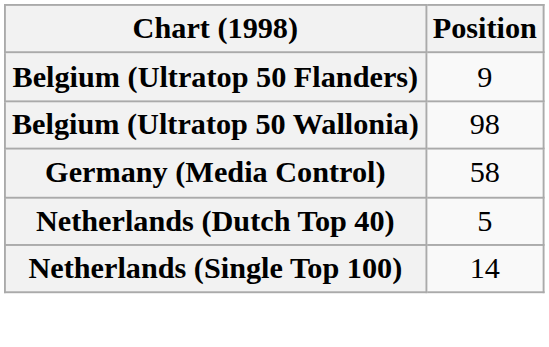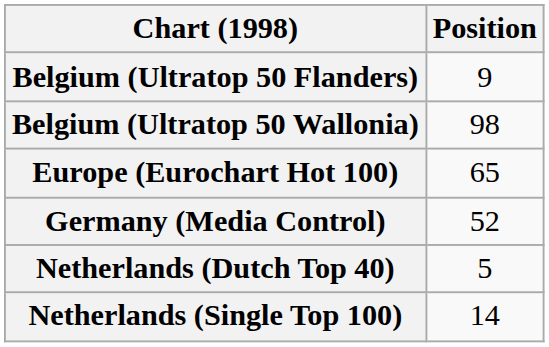+ row: (215, 172)
(485, 172) 58 -> (485, 220) 52
